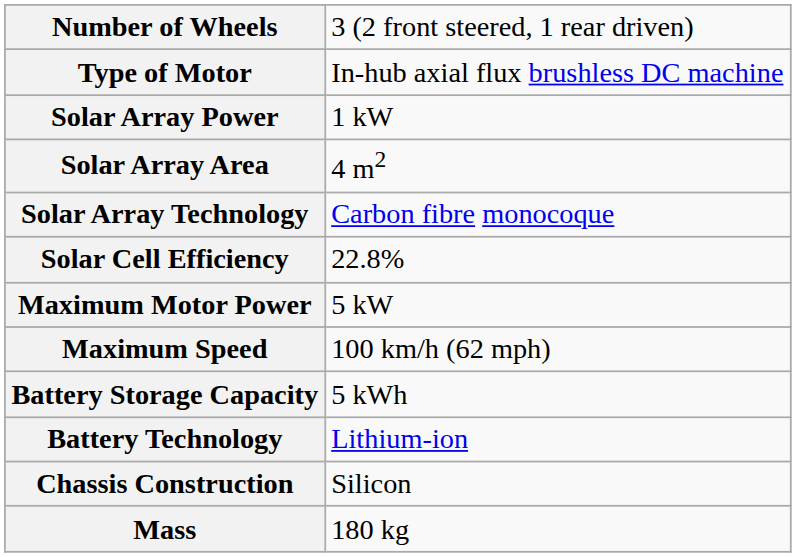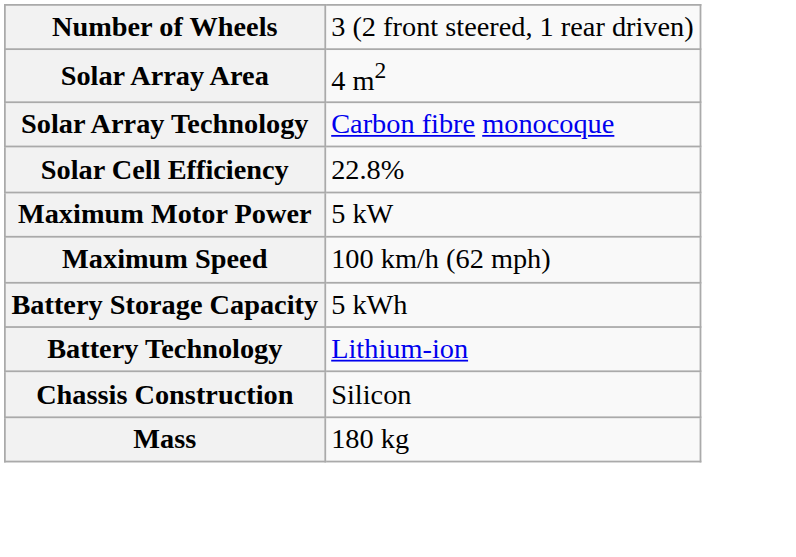- row: (165, 71)
- row: (165, 116)
